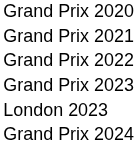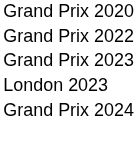- row: (69, 36)
